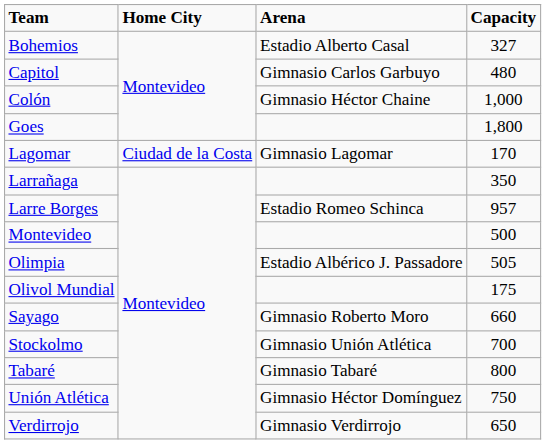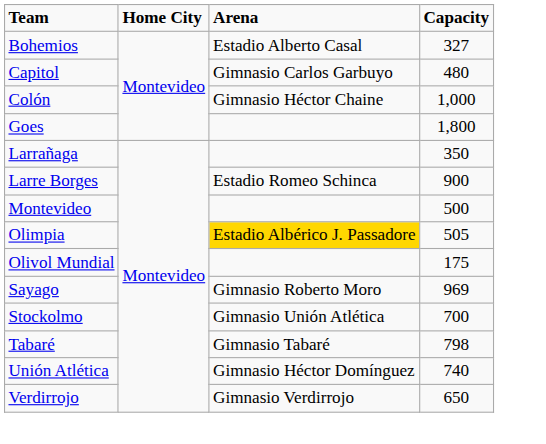- row: (39, 153)
(503, 208) 957 -> (456, 180) 900
(361, 262) no background -> (314, 235) gold background
(503, 316) 660 -> (456, 289) 969
(503, 371) 800 -> (456, 343) 798
(503, 398) 750 -> (456, 371) 740
